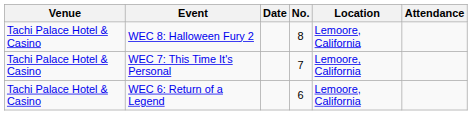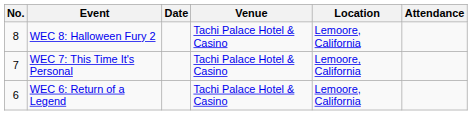columns swapped: (301, 13) <-> (65, 13)
